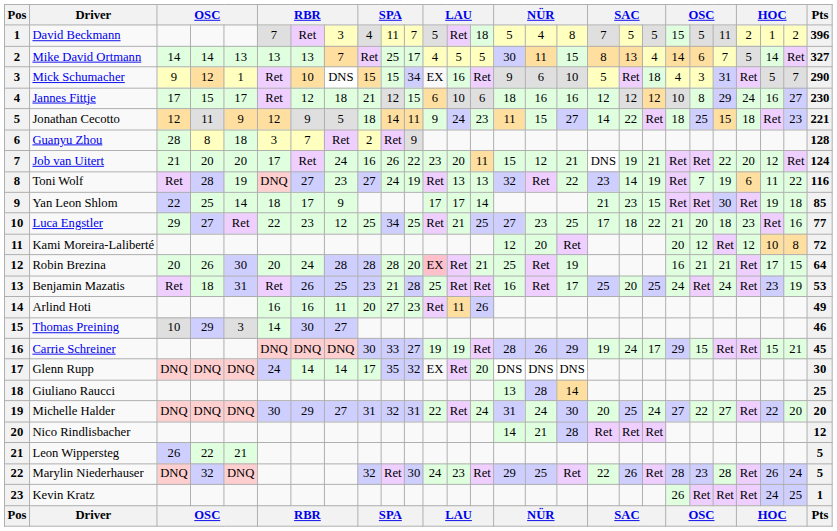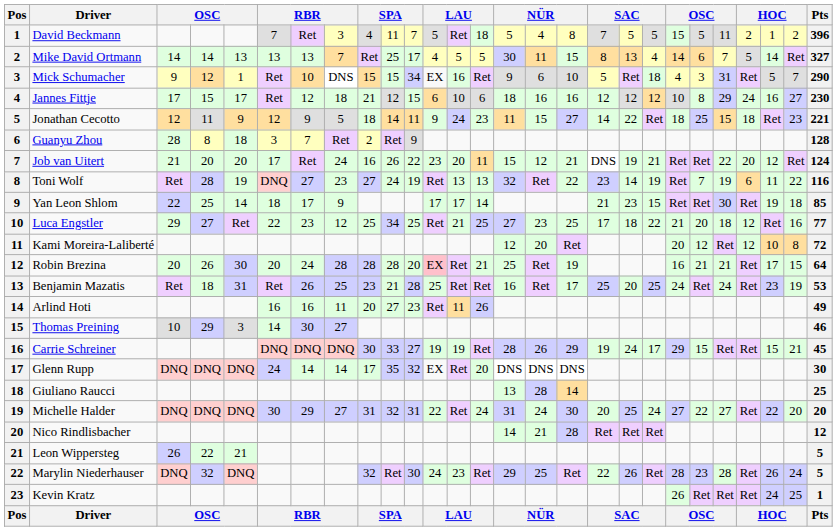(749, 223) 23 -> (749, 223) 12
